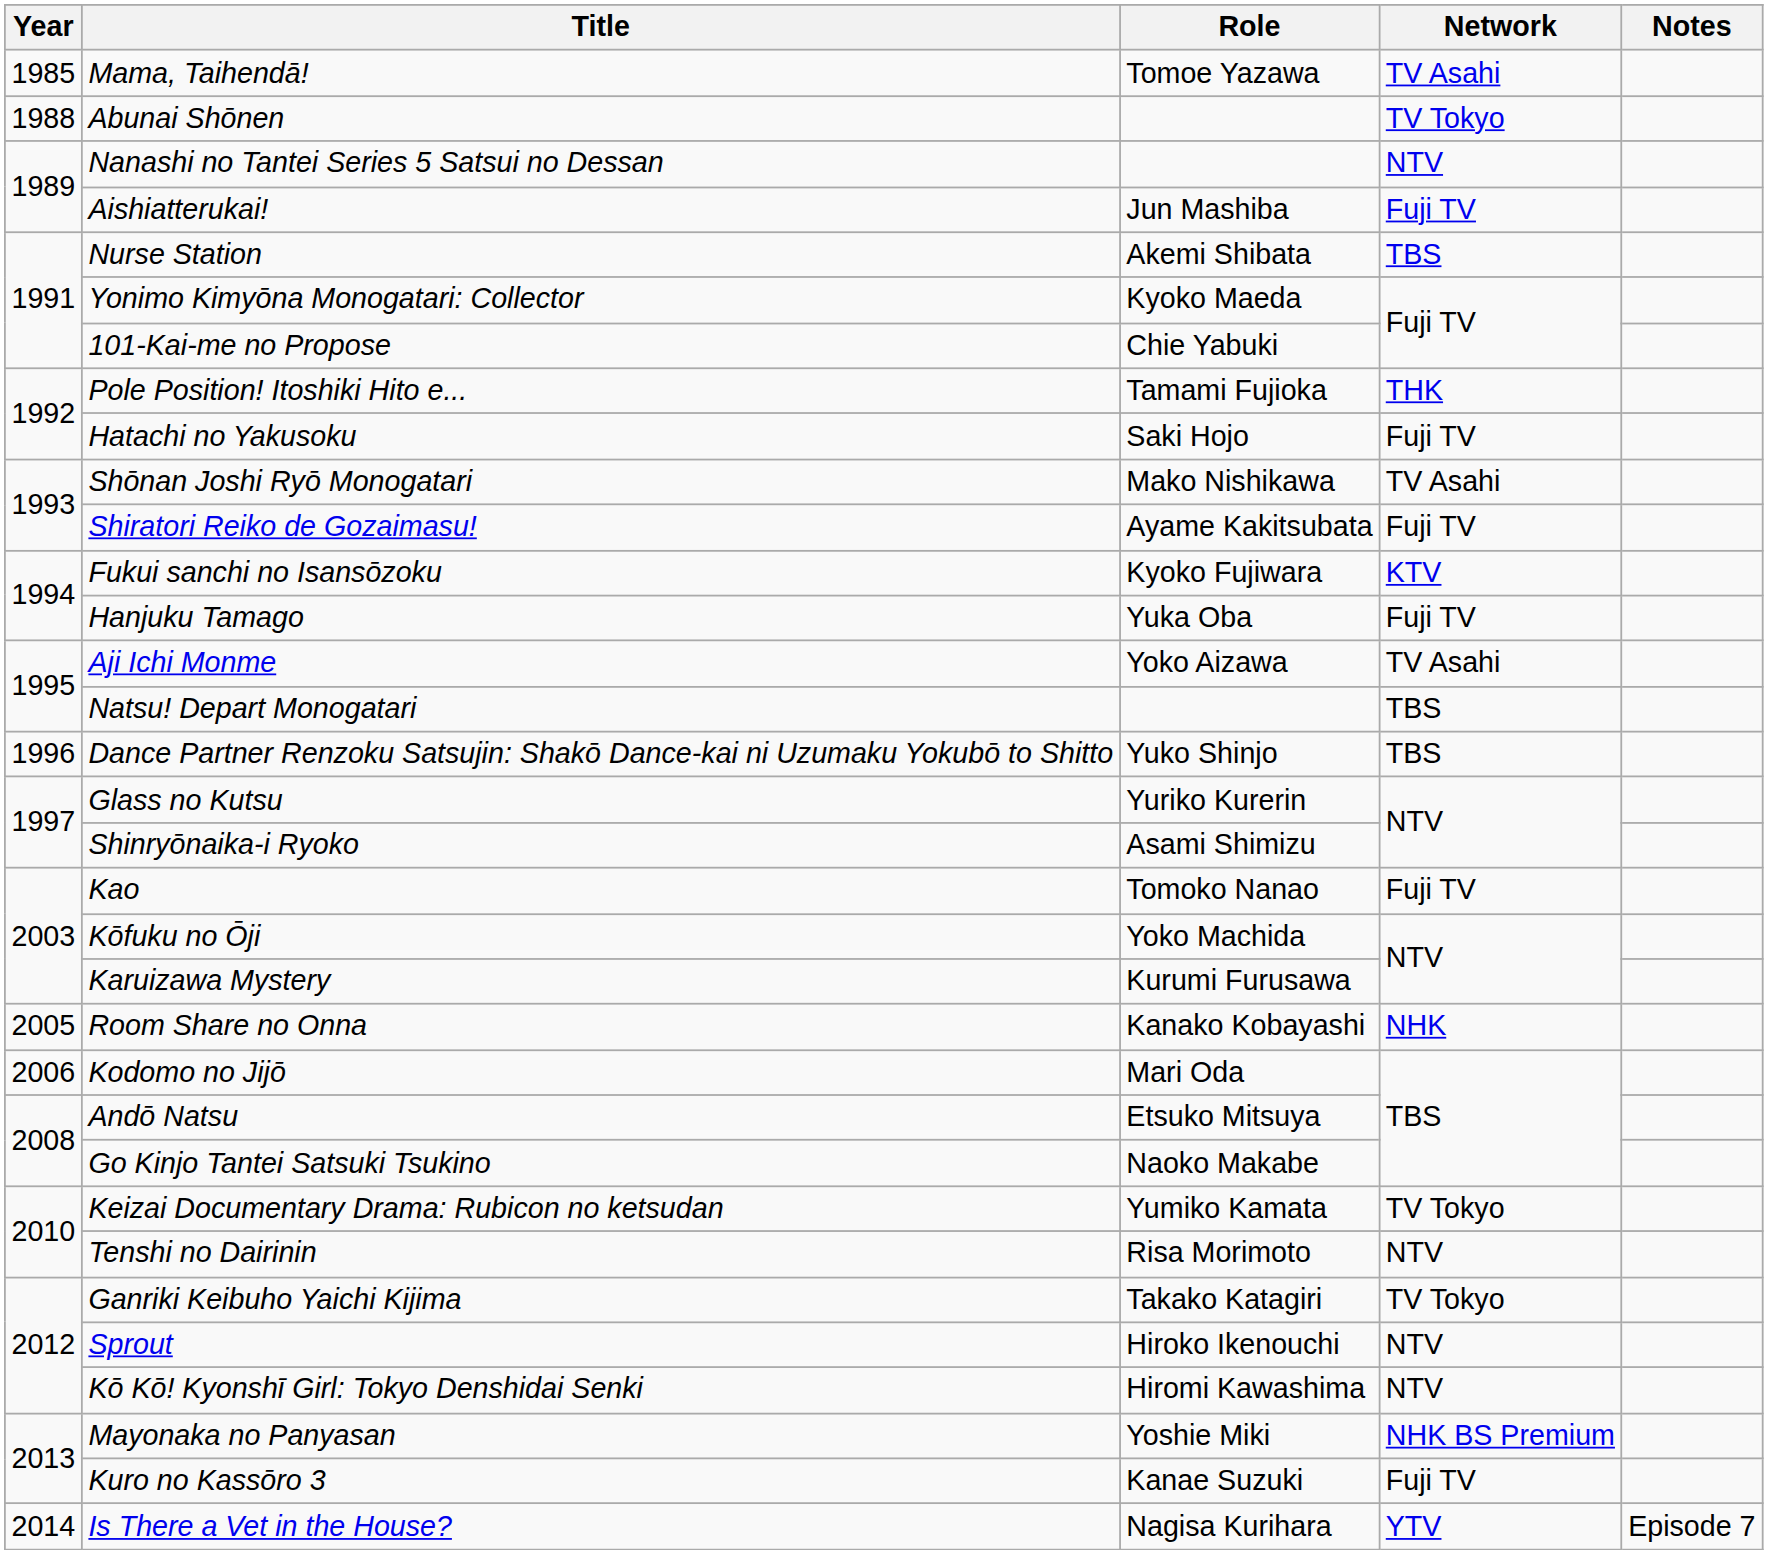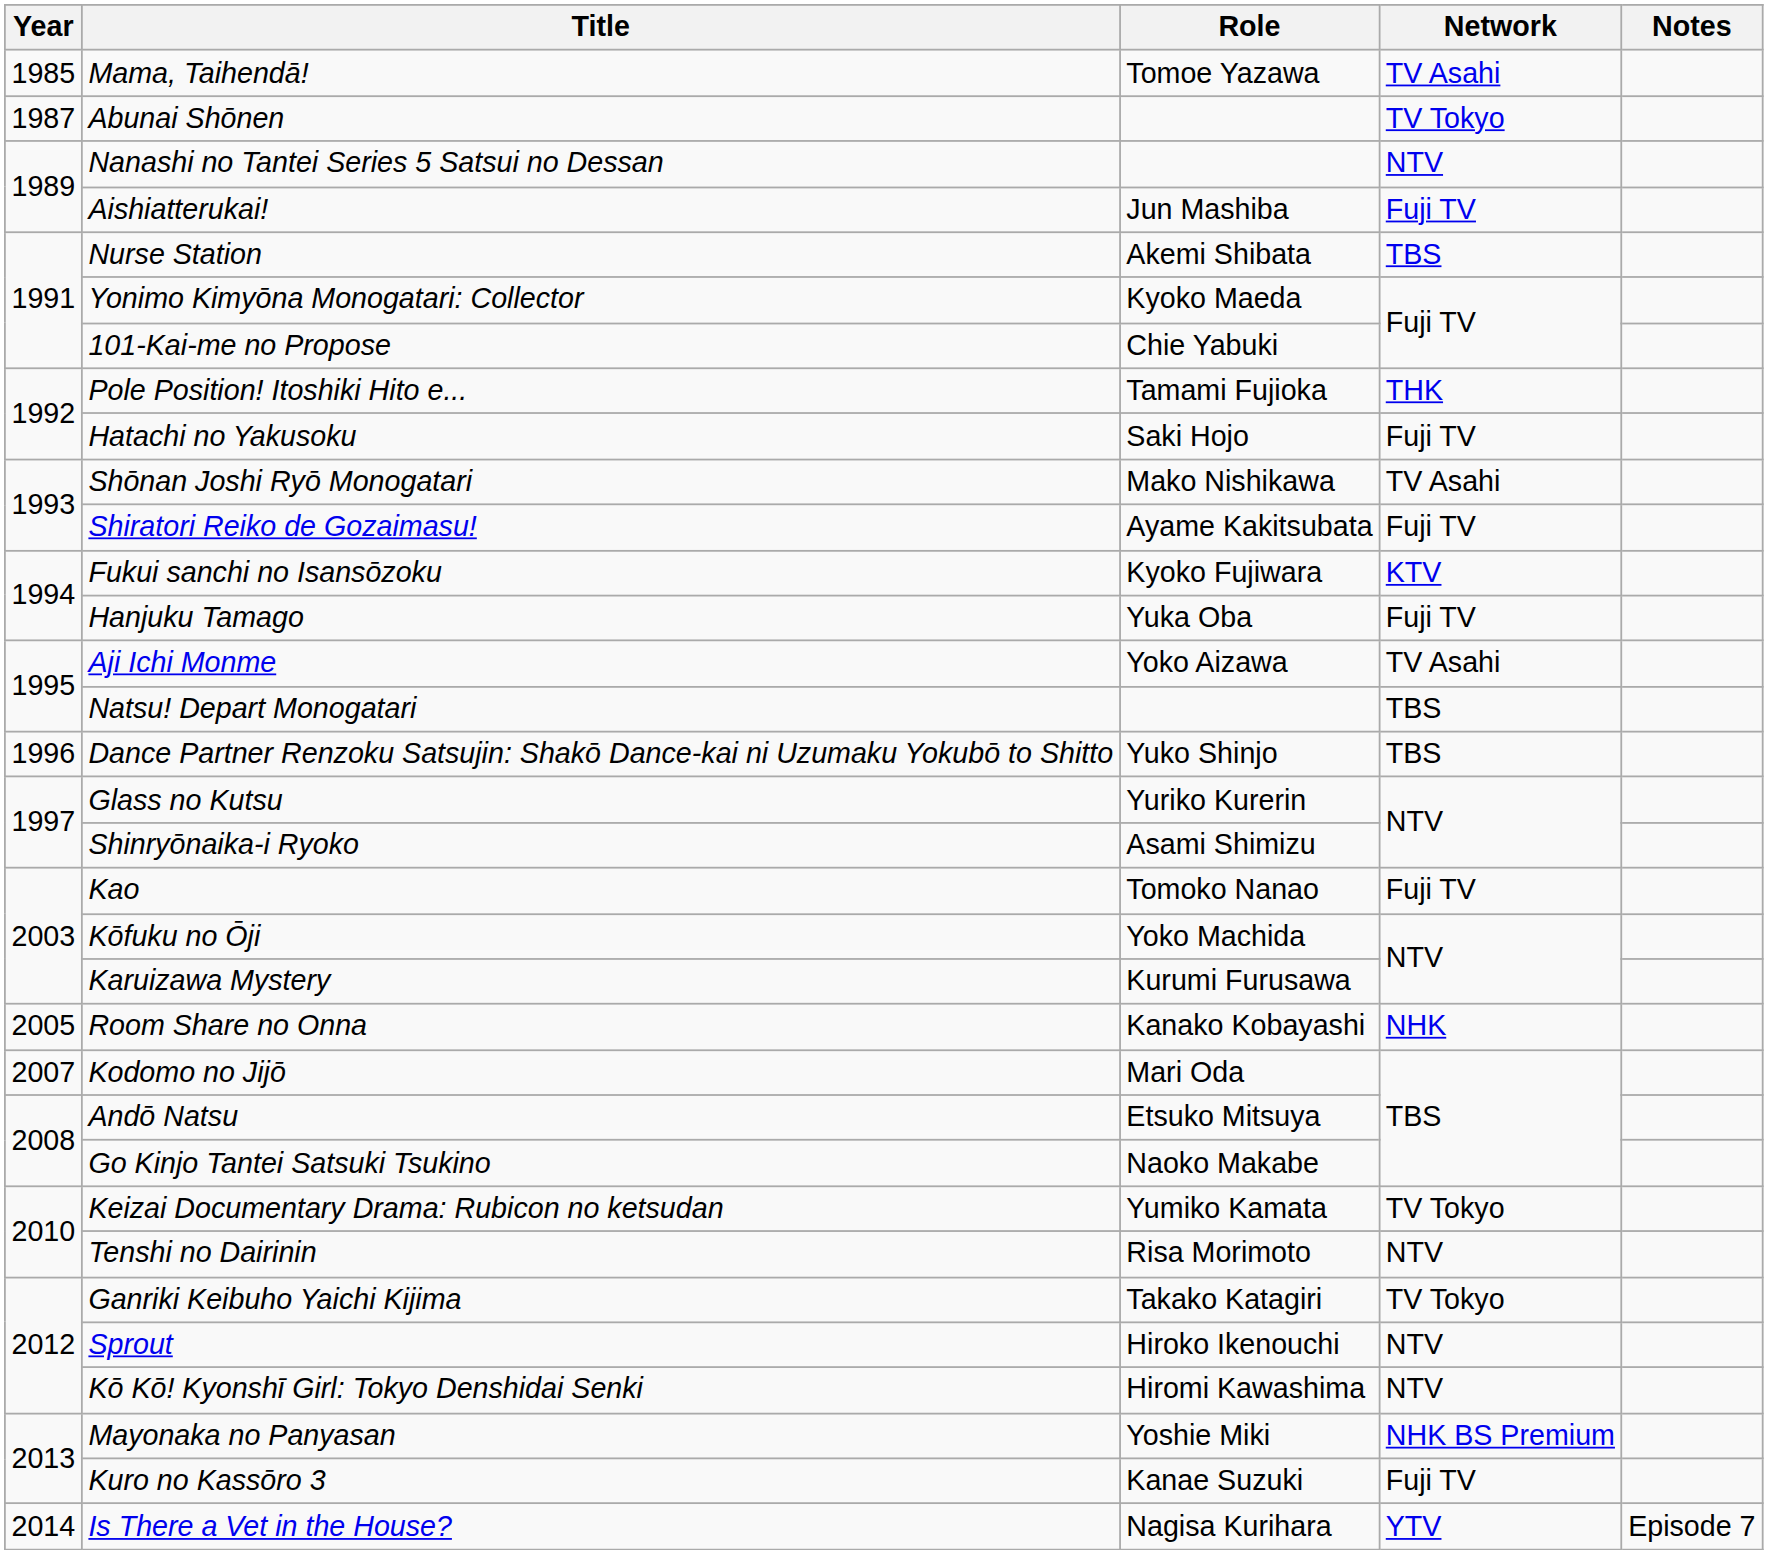(43, 118) 1988 -> (43, 118) 1987
(43, 1071) 2006 -> (43, 1071) 2007
